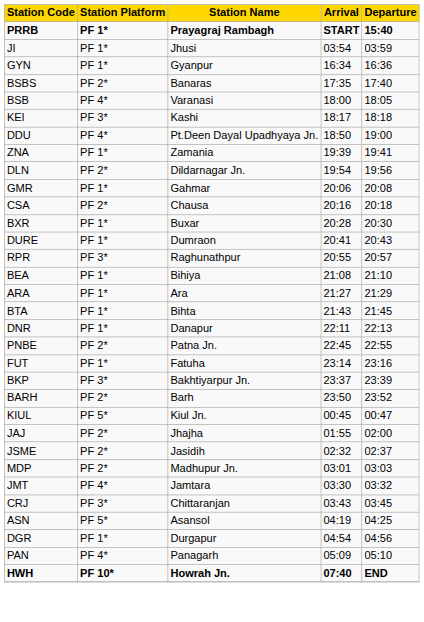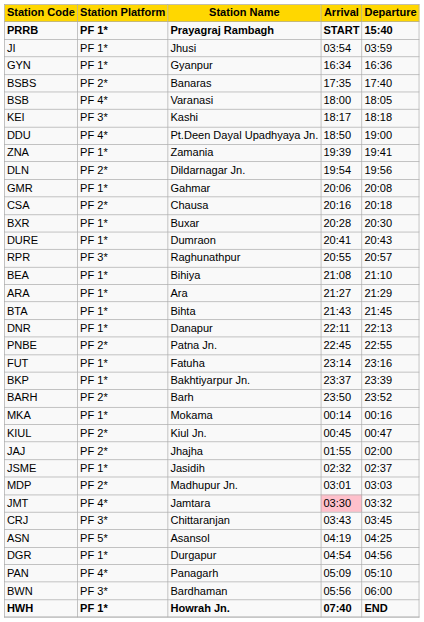(94, 380) PF 3* -> (94, 380) PF 1*
+ row: (19, 415)
(94, 415) PF 5* -> (94, 433) PF 2*
(94, 450) PF 2* -> (94, 468) PF 1*
(337, 485) no background -> (337, 503) pink background
+ row: (20, 591)
(97, 573) PF 10* -> (94, 608) PF 1*
